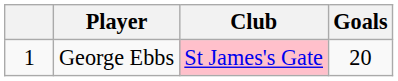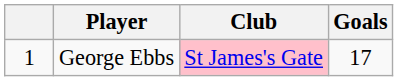(360, 57) 20 -> (360, 57) 17
